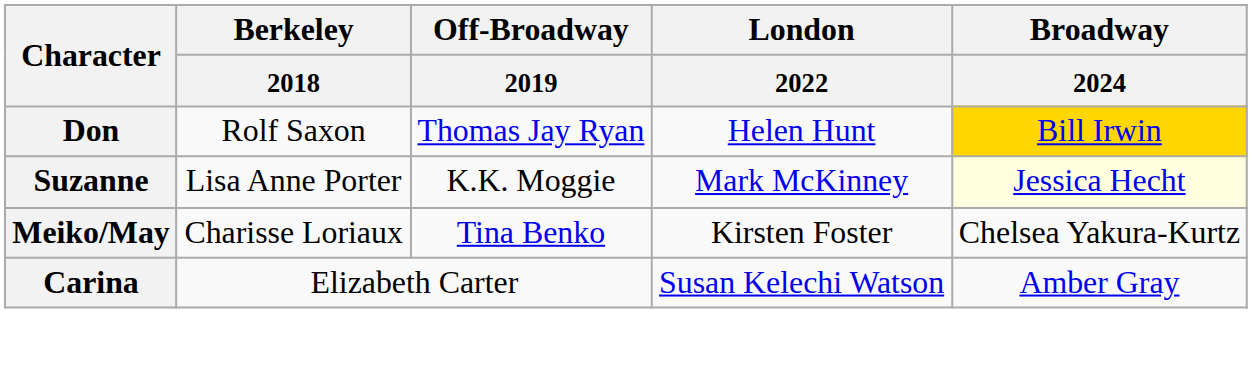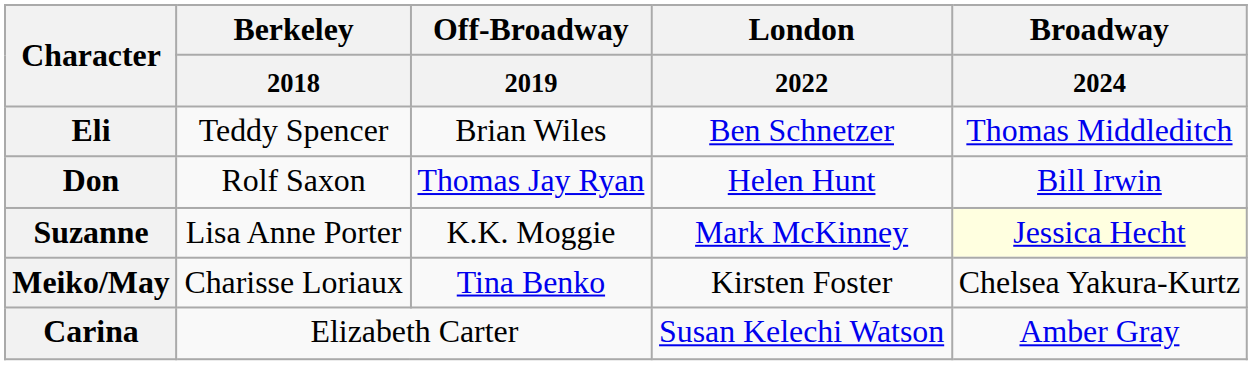+ row: (91, 130)
(1099, 130) gold background -> (1099, 181) no background
